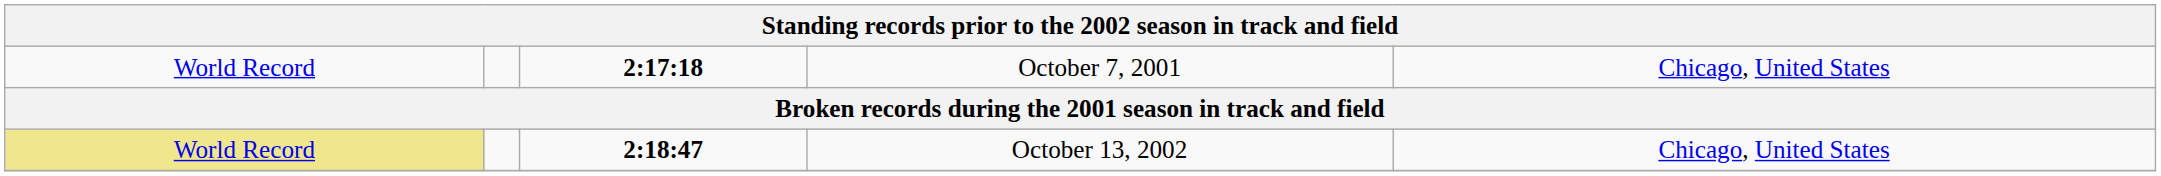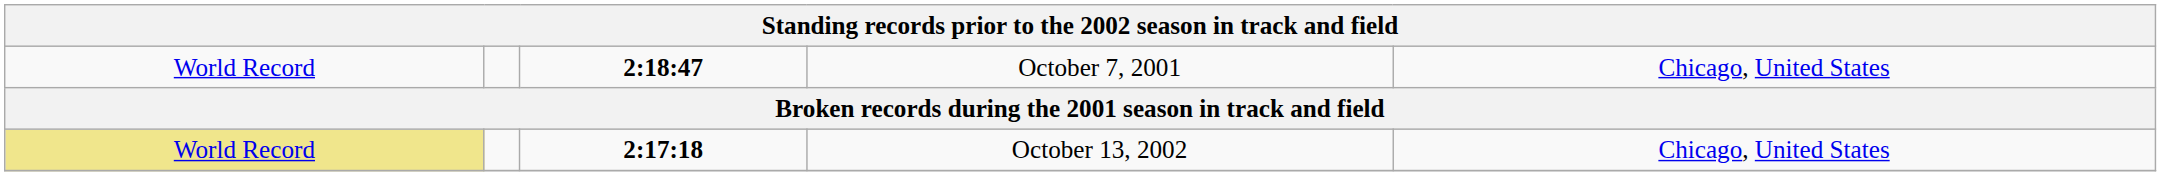(663, 66) 2:17:18 -> (663, 66) 2:18:47
(663, 149) 2:18:47 -> (663, 149) 2:17:18
